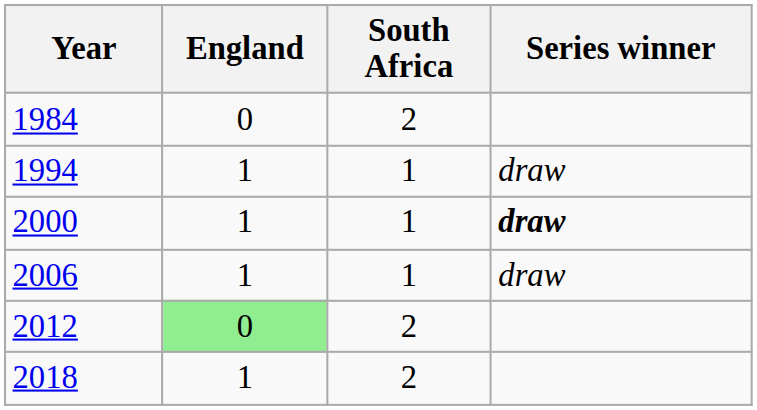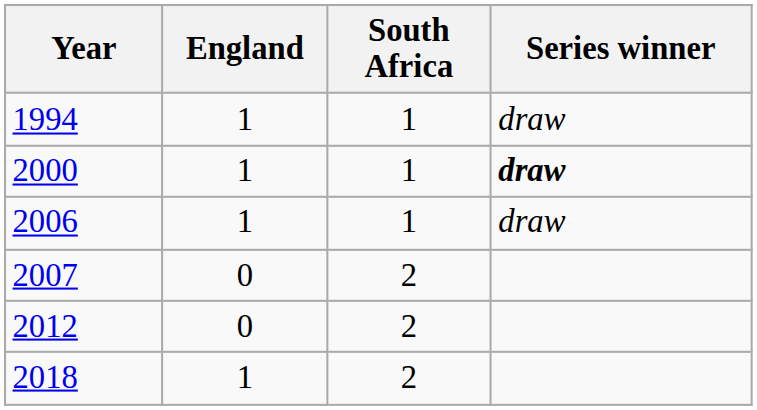- row: (45, 118)
+ row: (45, 274)
(245, 325) lightgreen background -> (245, 325) no background
